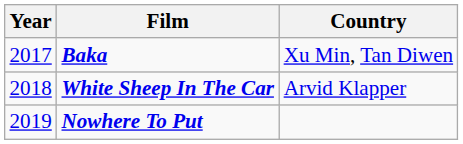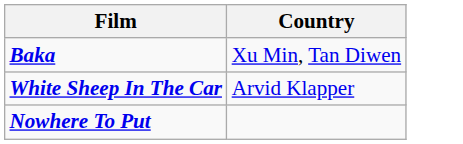- column: (31, 21)
